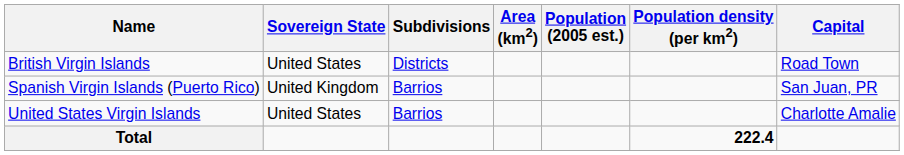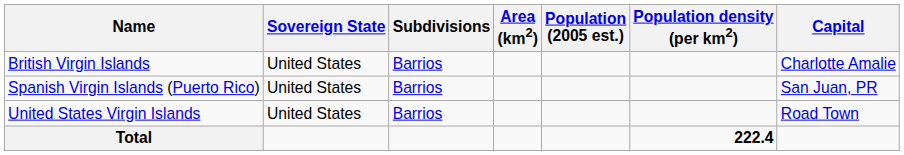(421, 63) Districts -> (418, 63) Barrios
(820, 63) Road Town -> (838, 63) Charlotte Amalie
(323, 88) United Kingdom -> (314, 88) United States
(838, 113) Charlotte Amalie -> (820, 113) Road Town
